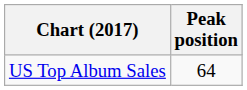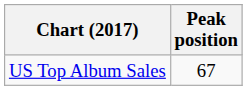(206, 70) 64 -> (206, 70) 67
